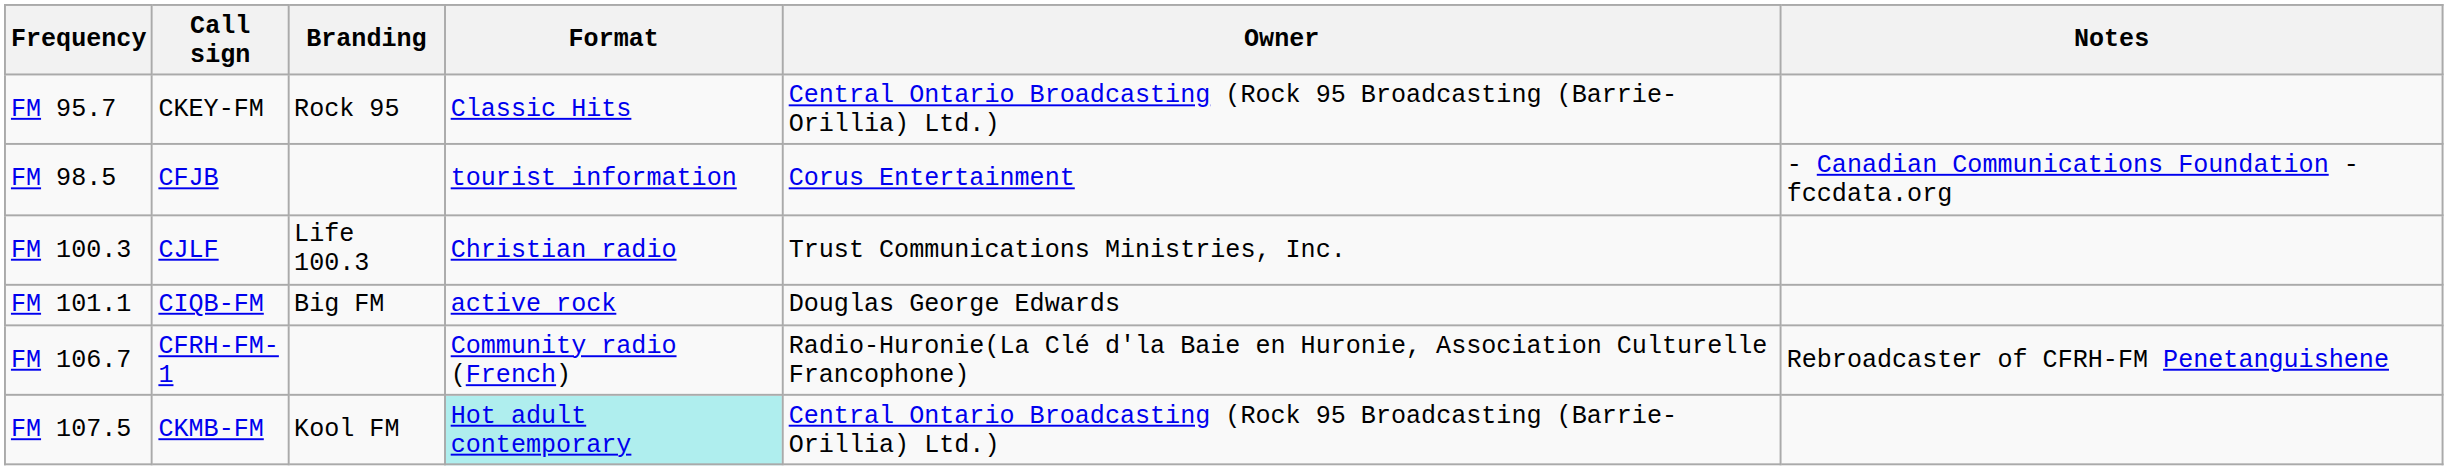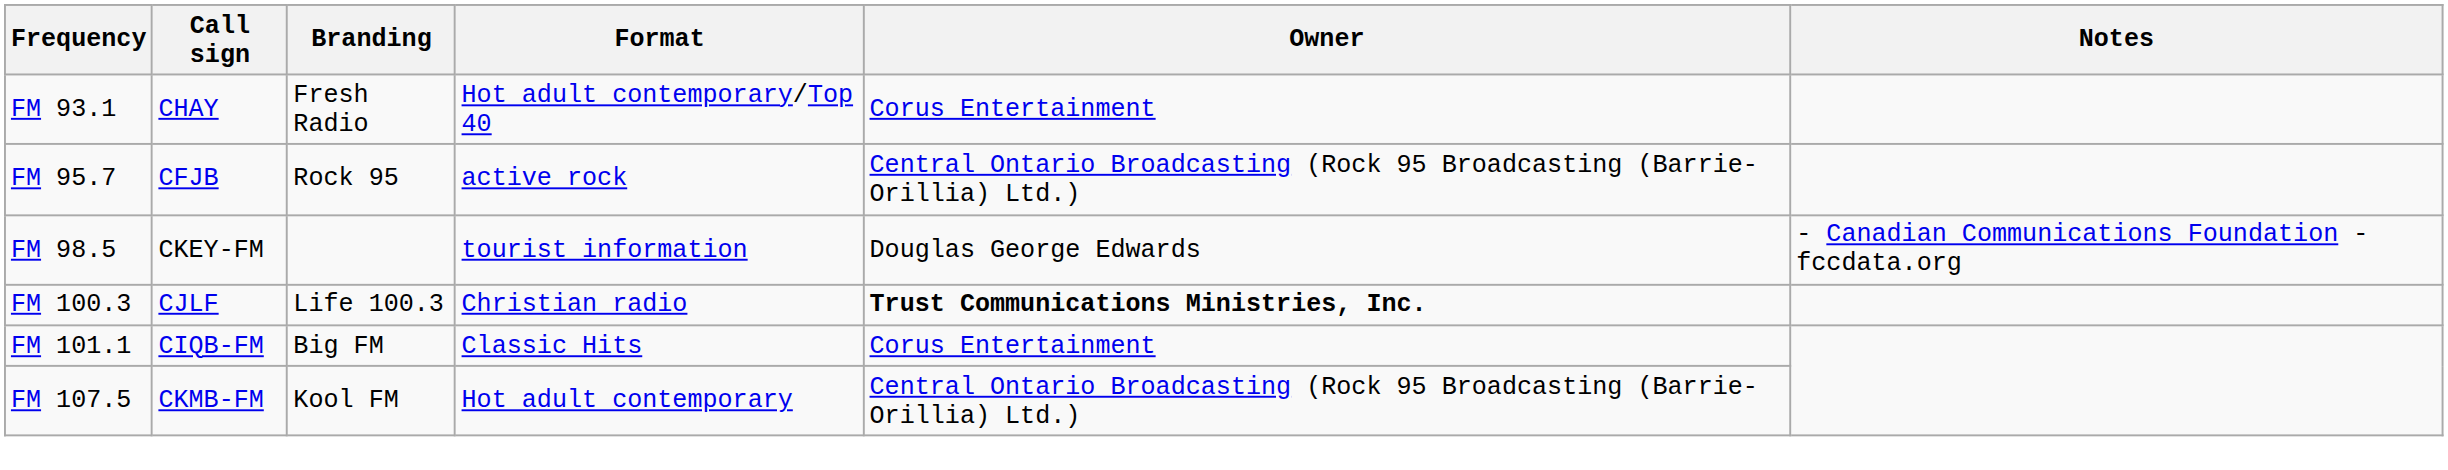+ row: (64, 110)
(211, 110) CKEY-FM -> (189, 180) CFJB
(541, 110) Classic Hits -> (544, 180) active rock
(189, 180) CFJB -> (211, 249) CKEY-FM
(932, 180) Corus Entertainment -> (1035, 249) Douglas George Edwards
(1067, 249) normal -> (1148, 305) bold
(533, 305) active rock -> (552, 346) Classic Hits
(954, 305) Douglas George Edwards -> (1013, 346) Corus Entertainment
- row: (71, 360)
(541, 430) paleturquoise background -> (627, 401) no background
